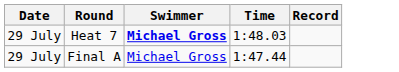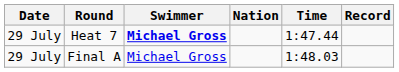+ column: (256, 15)
(260, 36) 1:48.03 -> (312, 36) 1:47.44
(260, 56) 1:47.44 -> (312, 56) 1:48.03
